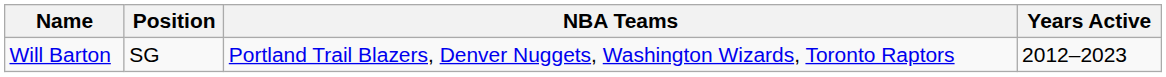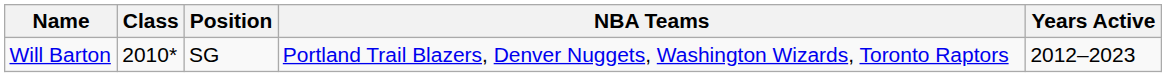+ column: (151, 21)
